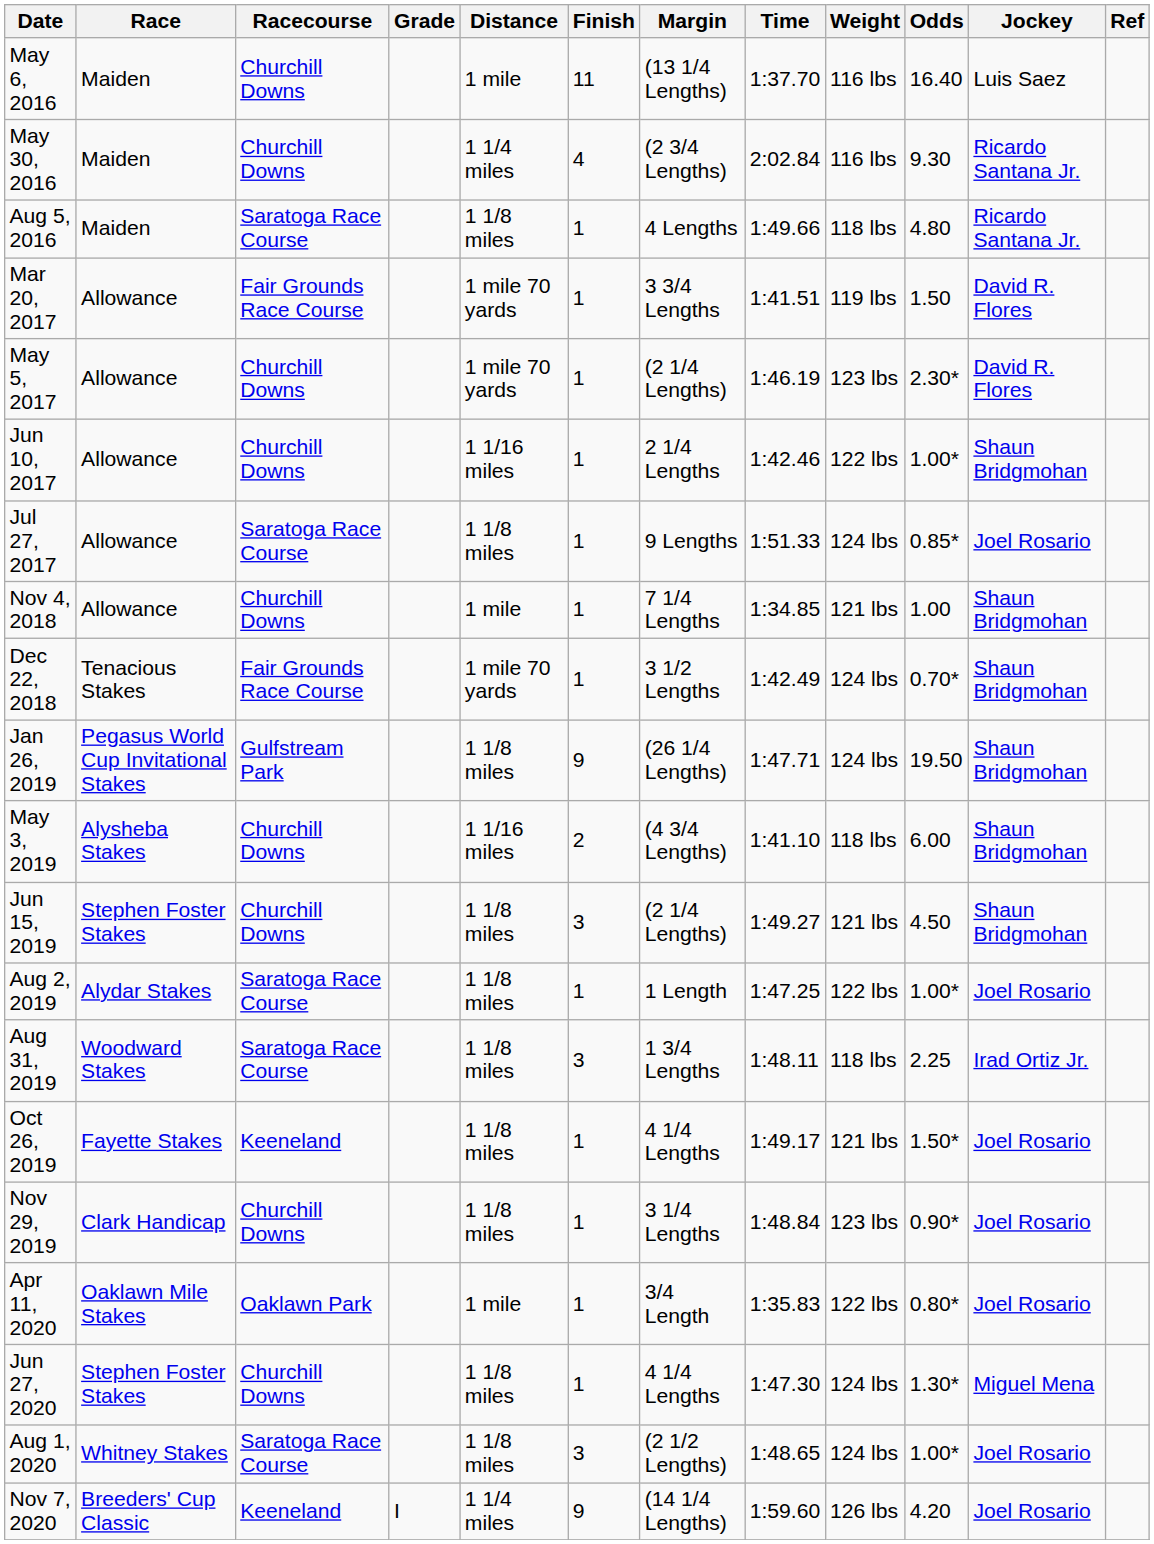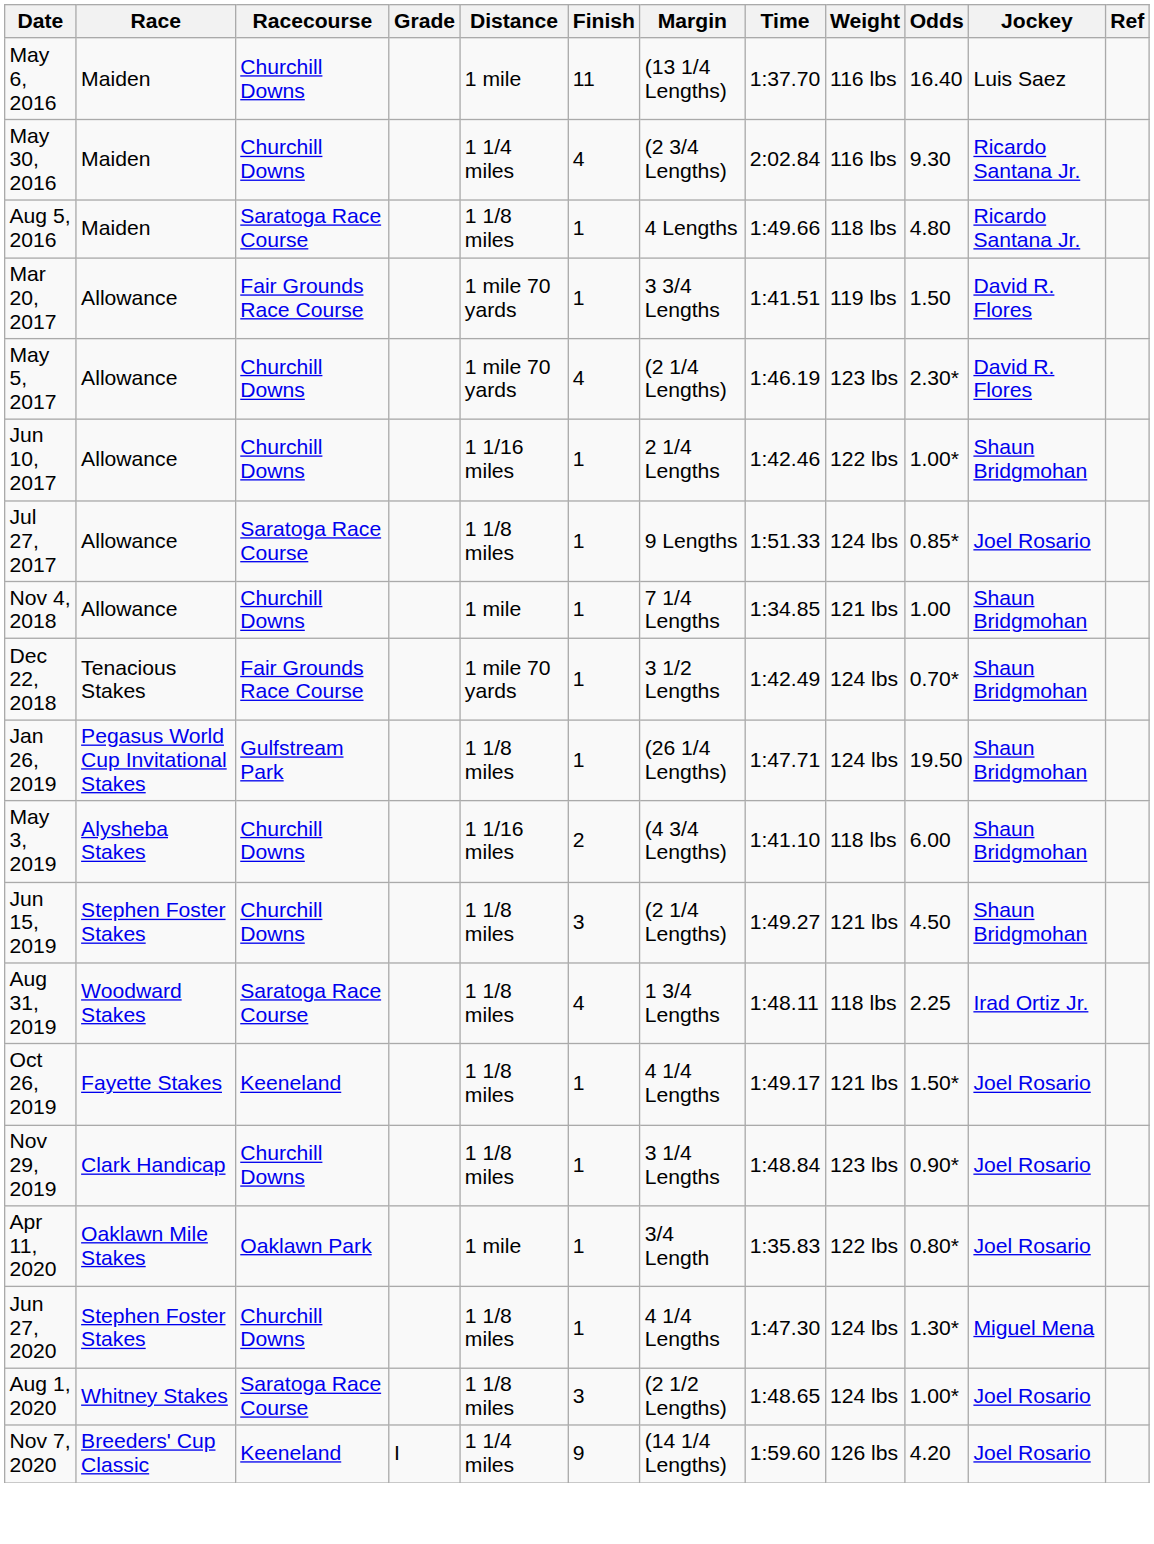(579, 378) 1 -> (579, 378) 4
(579, 760) 9 -> (579, 760) 1
- row: (40, 991)
(579, 1060) 3 -> (579, 1003) 4
